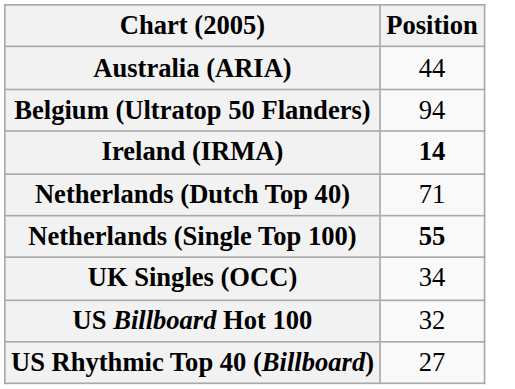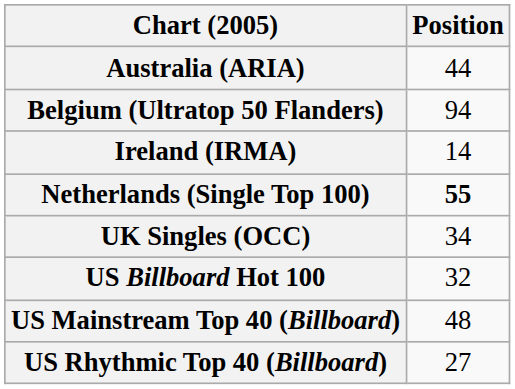(432, 151) bold -> (458, 151) normal
- row: (192, 194)
+ row: (206, 320)
